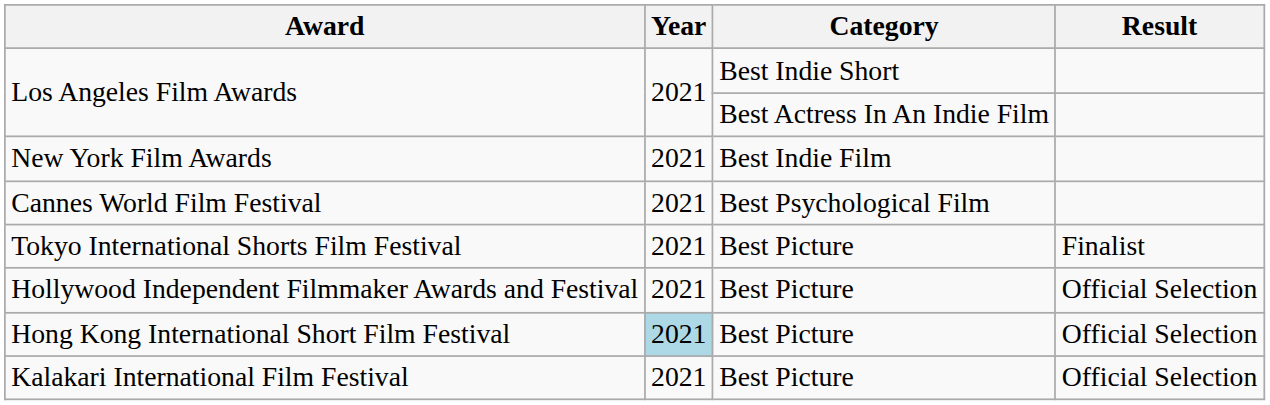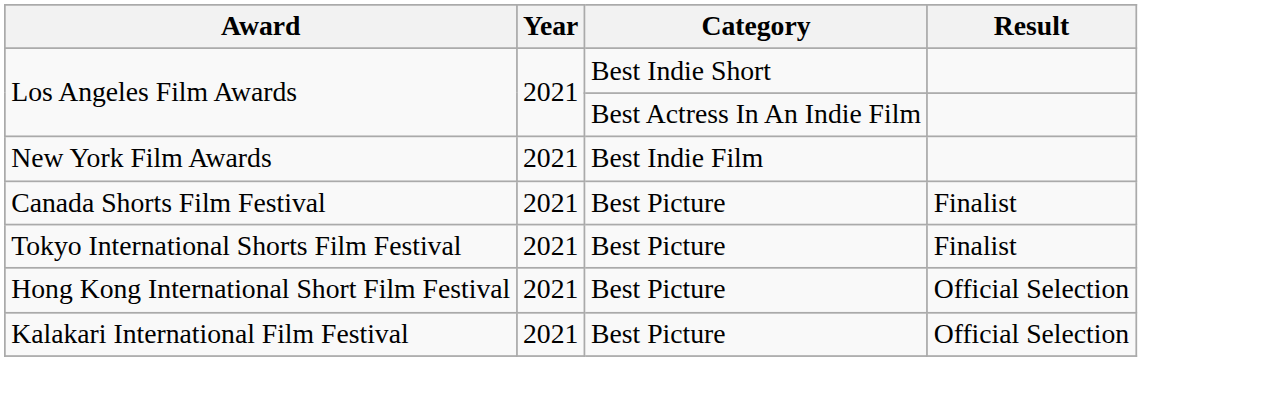- row: (166, 202)
+ row: (168, 202)
- row: (325, 289)
(679, 333) lightblue background -> (551, 289) no background
